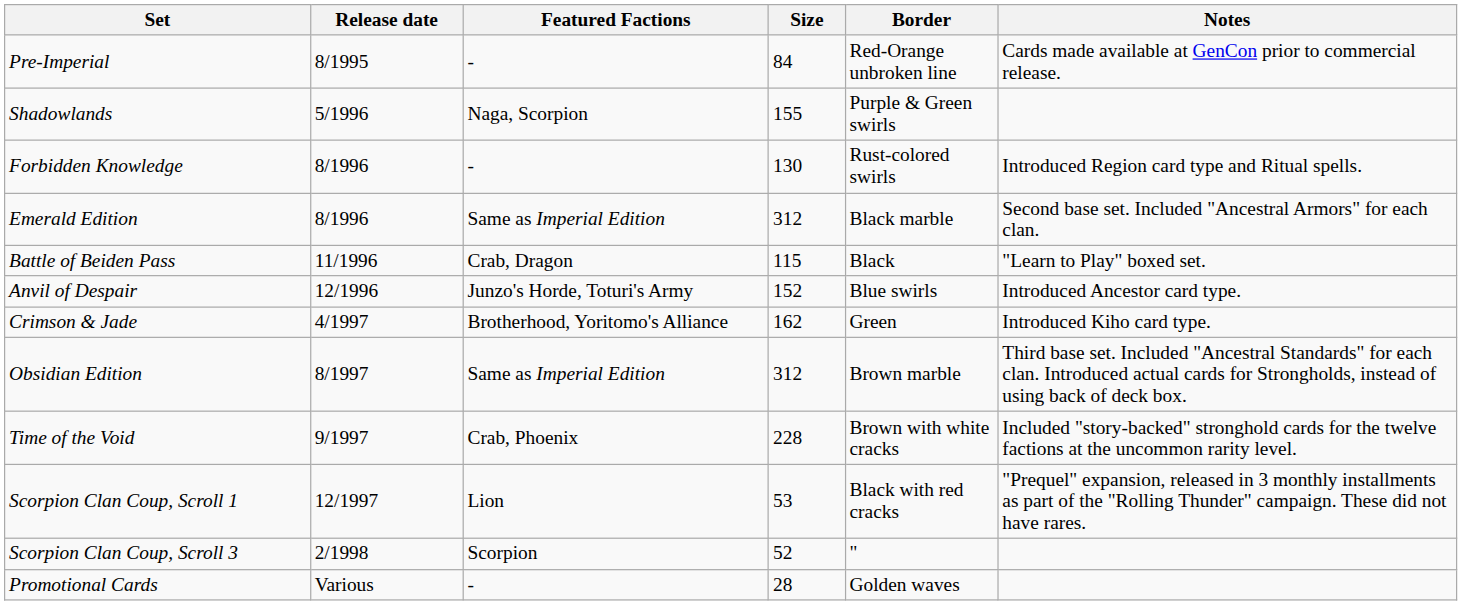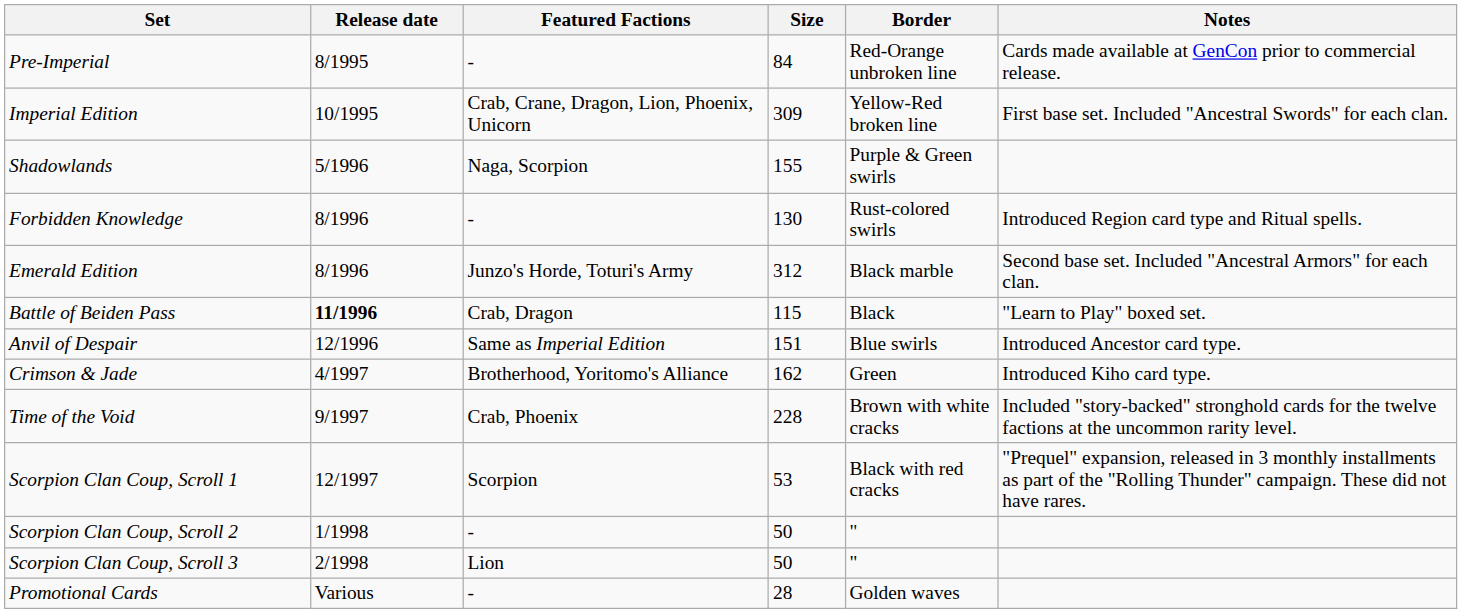+ row: (73, 113)
(566, 218) Same as Imperial Edition -> (580, 271) Junzo's Horde, Toturi's Army
(346, 260) normal -> (346, 312) bold
(580, 291) Junzo's Horde, Toturi's Army -> (566, 343) Same as Imperial Edition
(788, 291) 152 -> (788, 343) 151
- row: (75, 374)
(486, 501) Lion -> (502, 479) Scorpion
+ row: (124, 531)
(502, 553) Scorpion -> (486, 562) Lion
(783, 553) 52 -> (783, 562) 50
